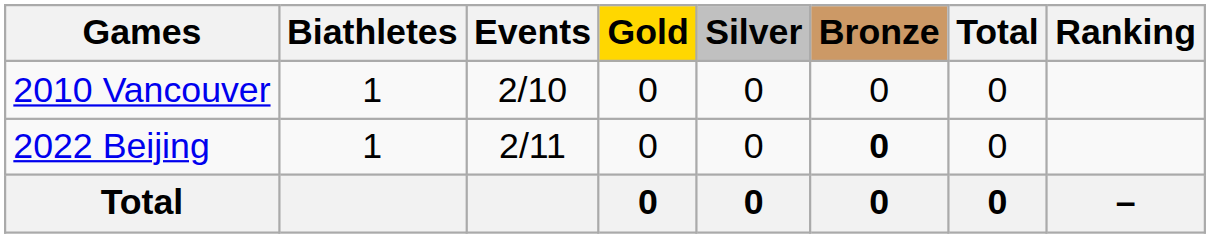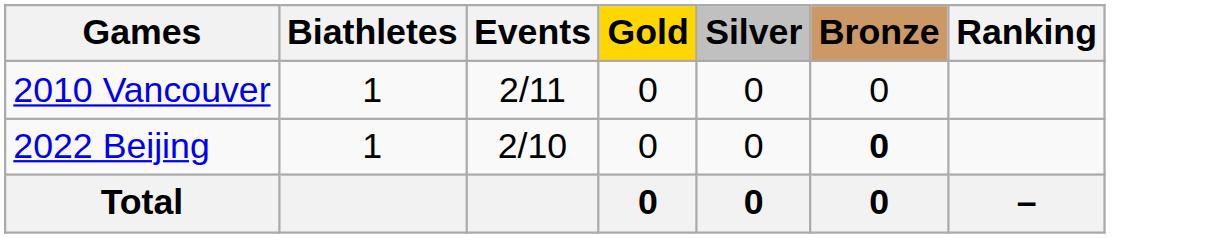- column: (997, 32)
(532, 89) 2/10 -> (532, 89) 2/11
(532, 145) 2/11 -> (532, 145) 2/10
